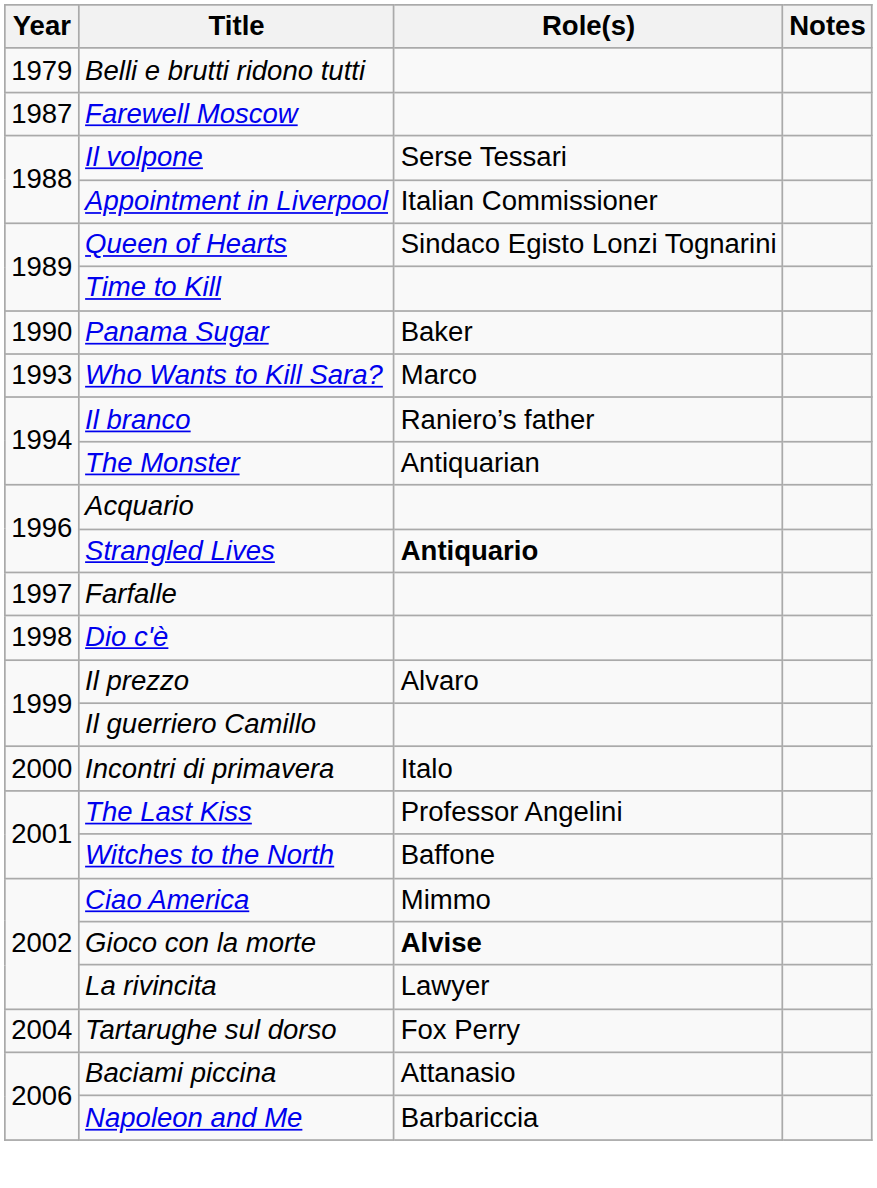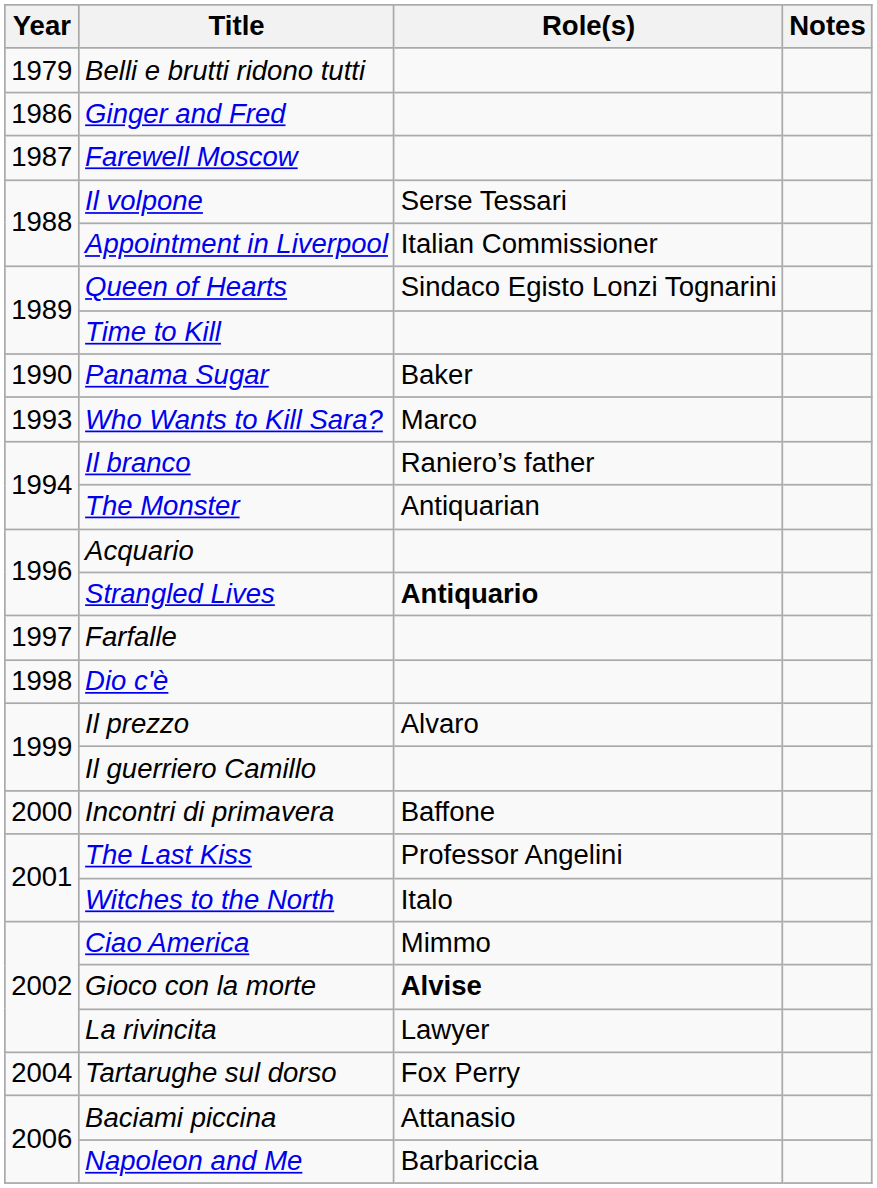+ row: (185, 113)
(427, 768) Italo -> (448, 811) Baffone
(448, 855) Baffone -> (427, 899) Italo
